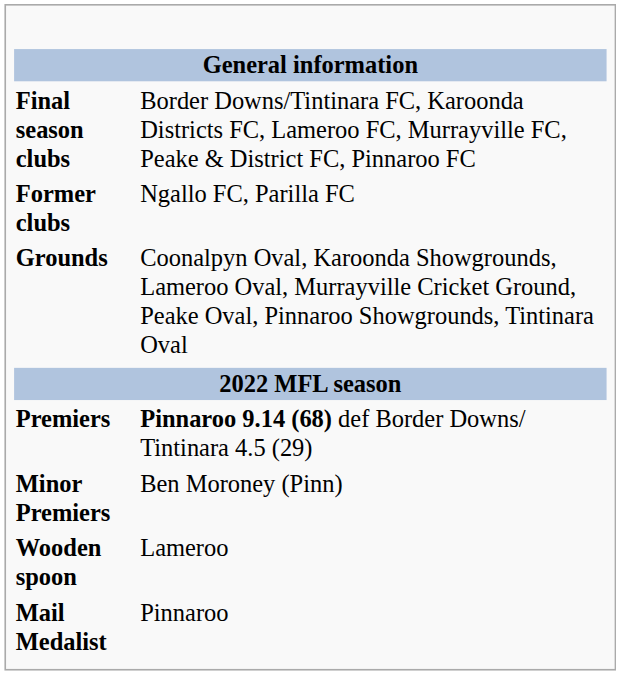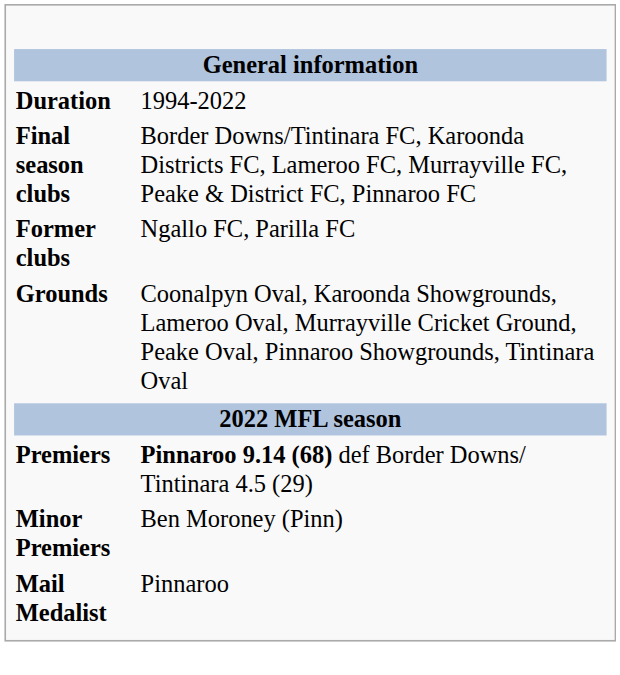+ row: (63, 100)
- row: (59, 562)
